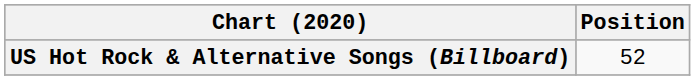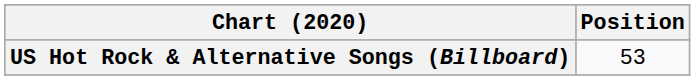(633, 58) 52 -> (633, 58) 53
